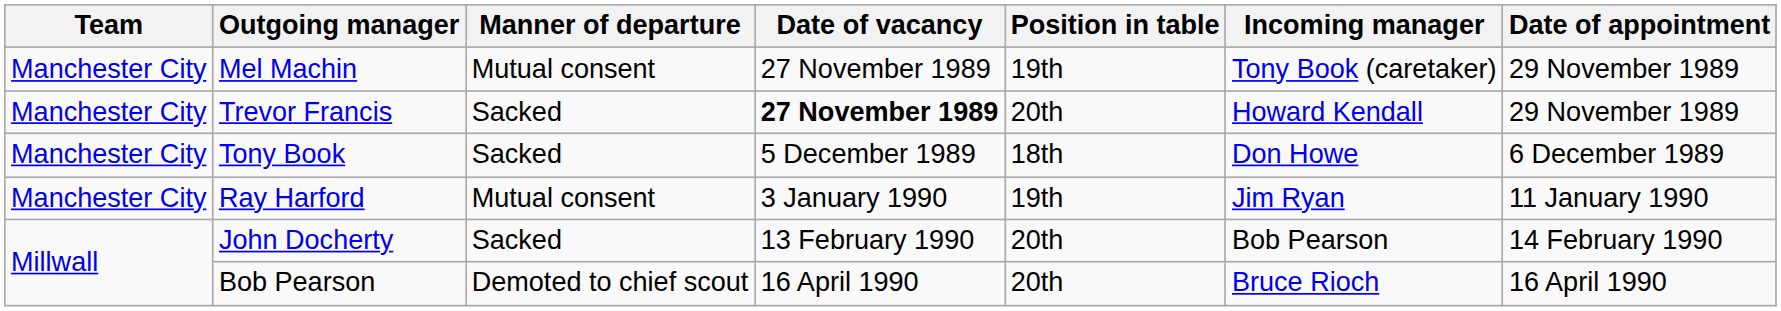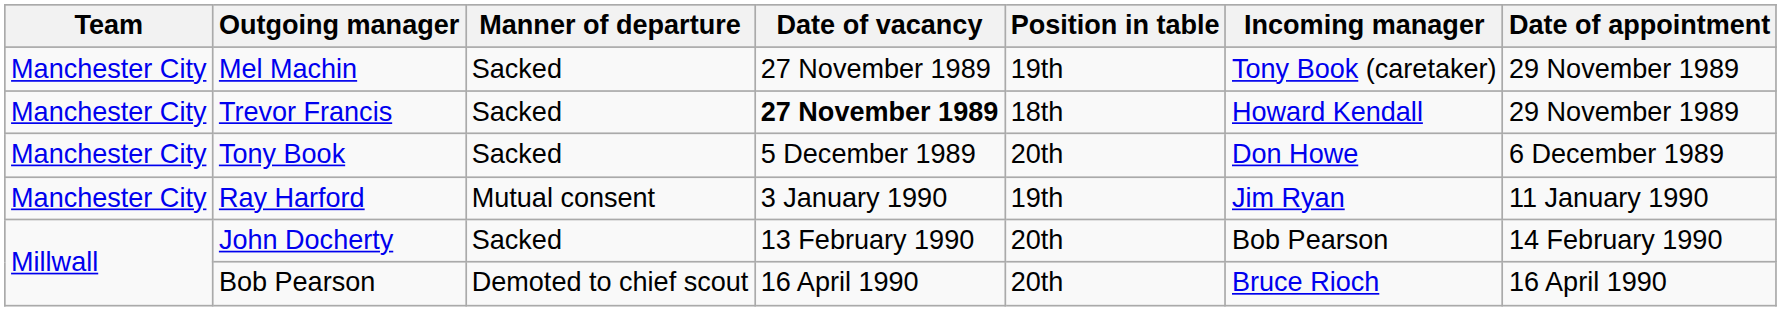(563, 68) Mutual consent -> (517, 68) Sacked
(1037, 111) 20th -> (1037, 111) 18th
(1037, 154) 18th -> (1037, 154) 20th
